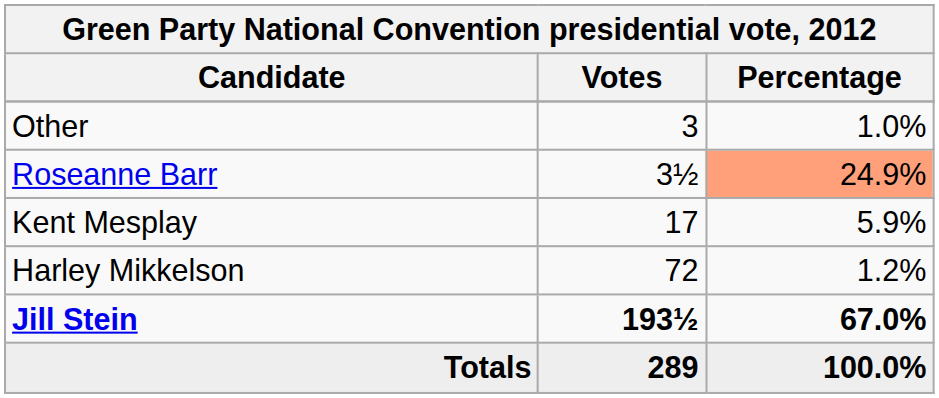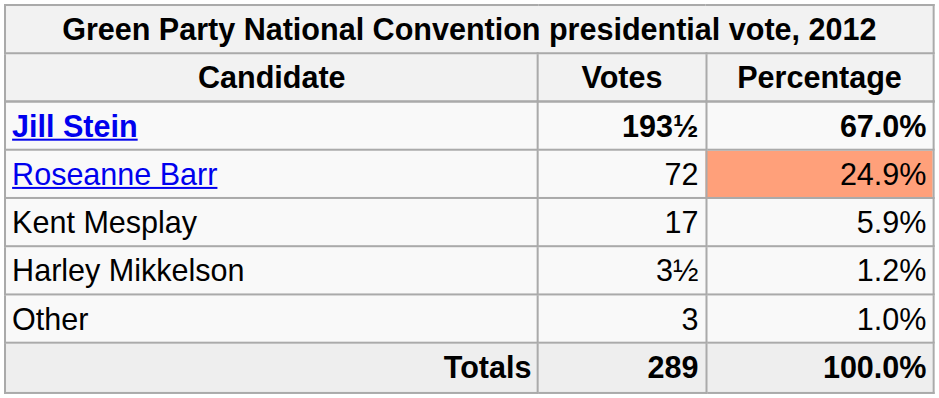rows swapped: (75, 320) <-> (50, 126)
(677, 174) 3½ -> (681, 174) 72
(681, 271) 72 -> (677, 271) 3½
